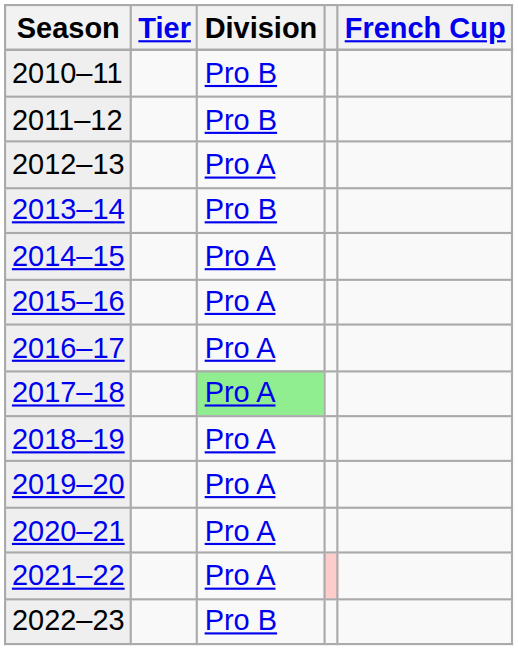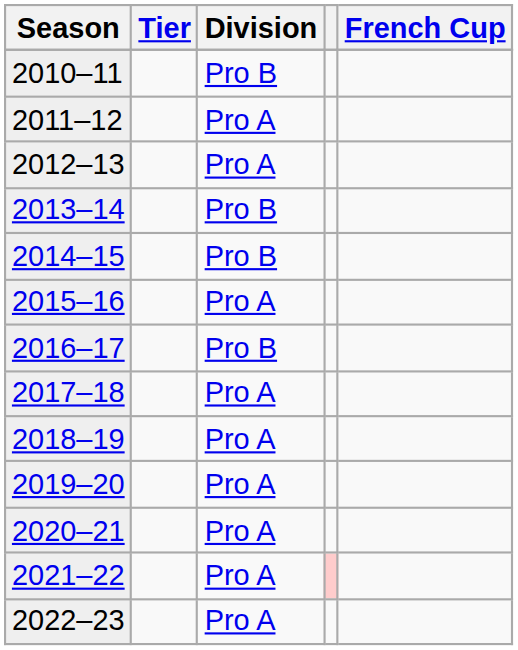(241, 119) Pro B -> (240, 119) Pro A
(240, 256) Pro A -> (241, 256) Pro B
(240, 347) Pro A -> (241, 347) Pro B
(240, 393) lightgreen background -> (240, 393) no background
(241, 621) Pro B -> (240, 621) Pro A
